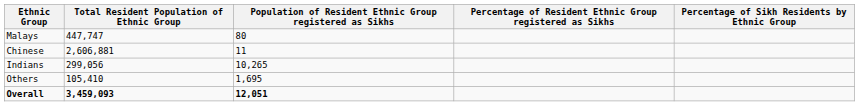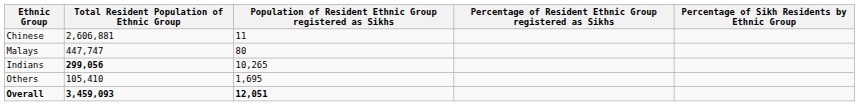rows swapped: (25, 51) <-> (22, 36)
(85, 65) normal -> (85, 65) bold
